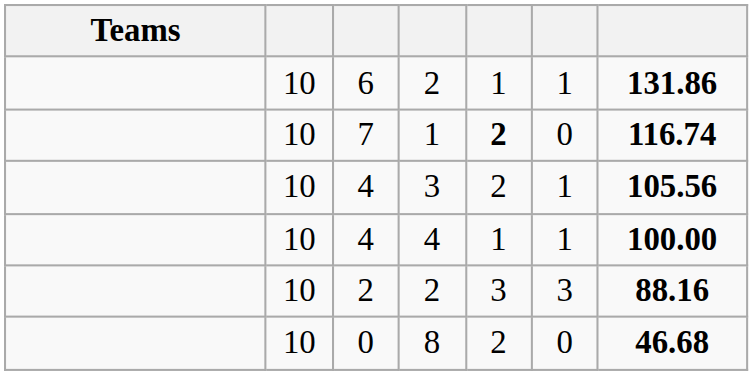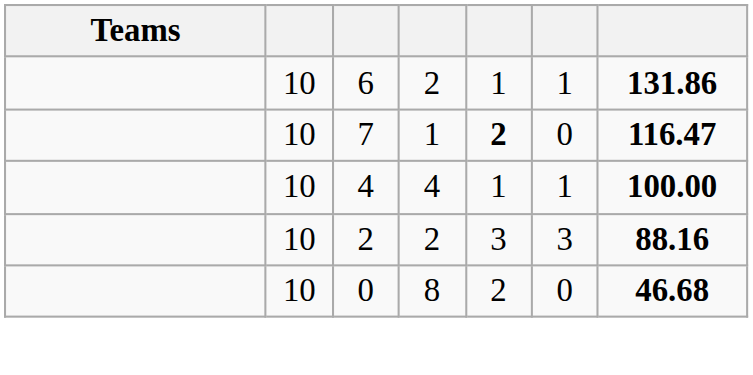(672, 134) 116.74 -> (672, 134) 116.47
- row: (366, 186)
